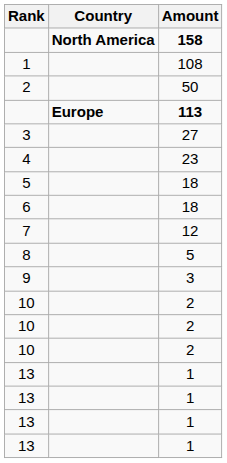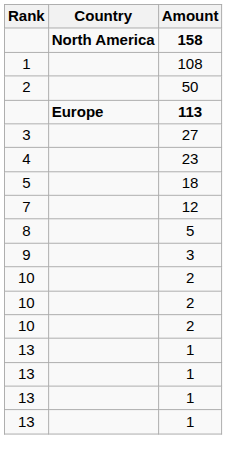- row: (26, 207)
